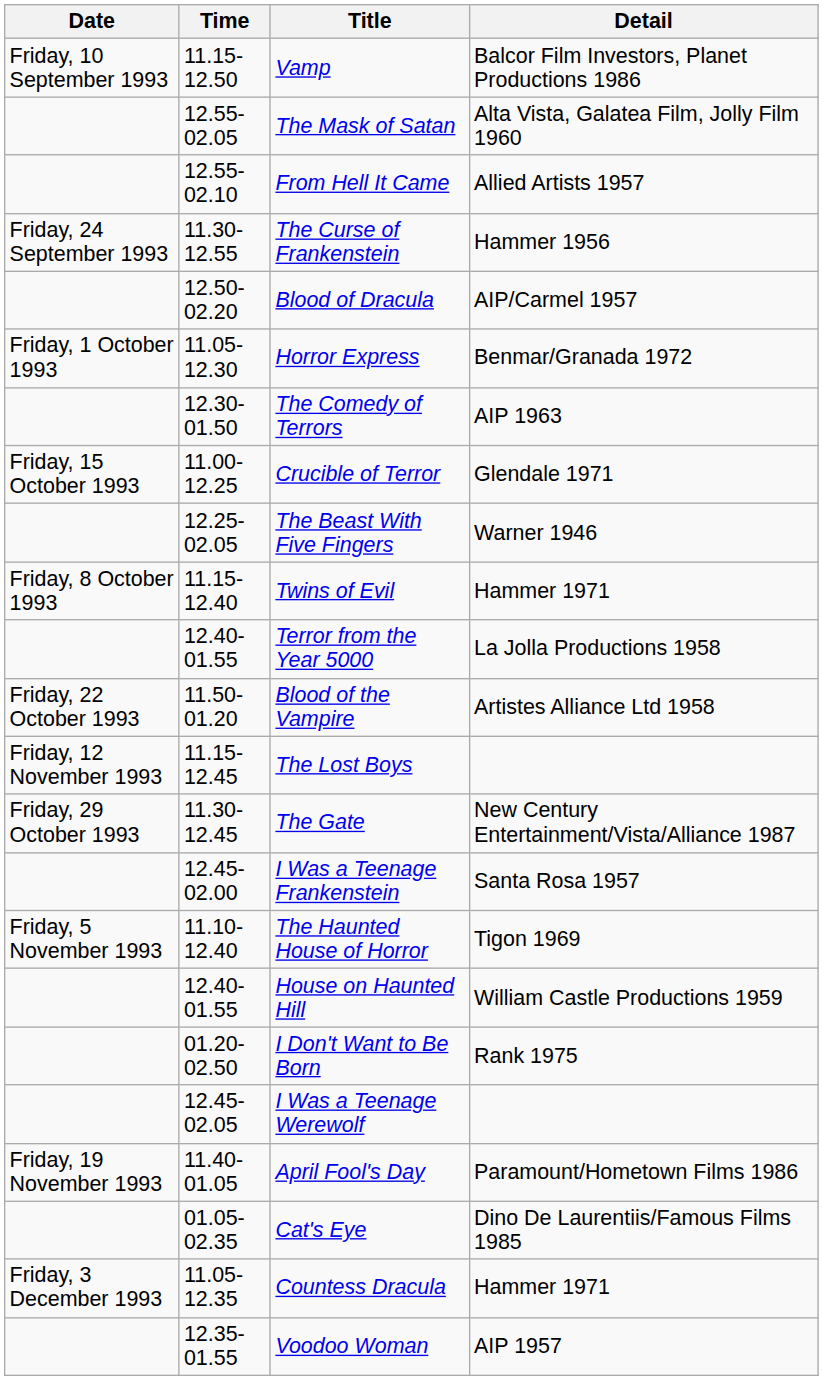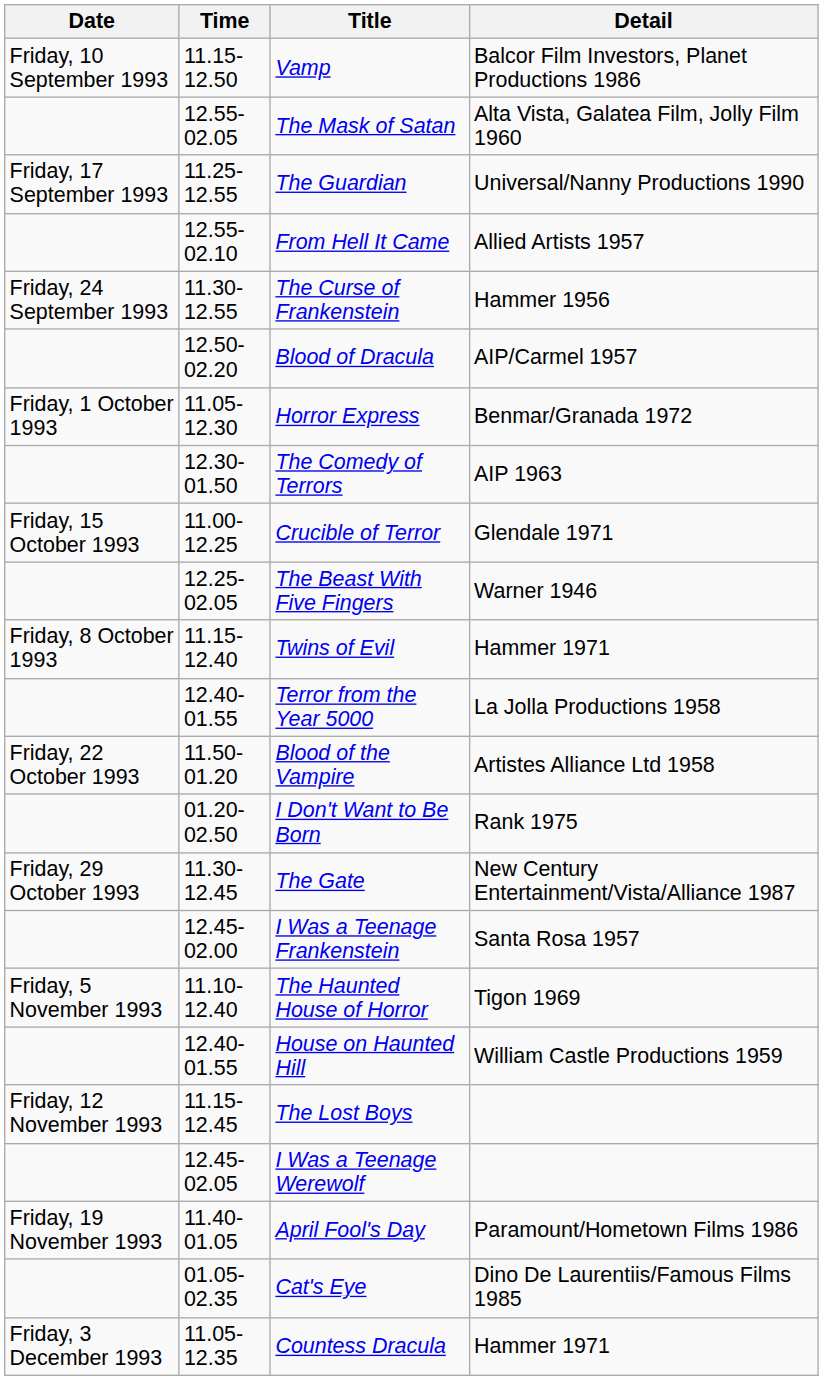+ row: (341, 183)
rows swapped: (362, 1055) <-> (344, 765)
- row: (352, 1346)
